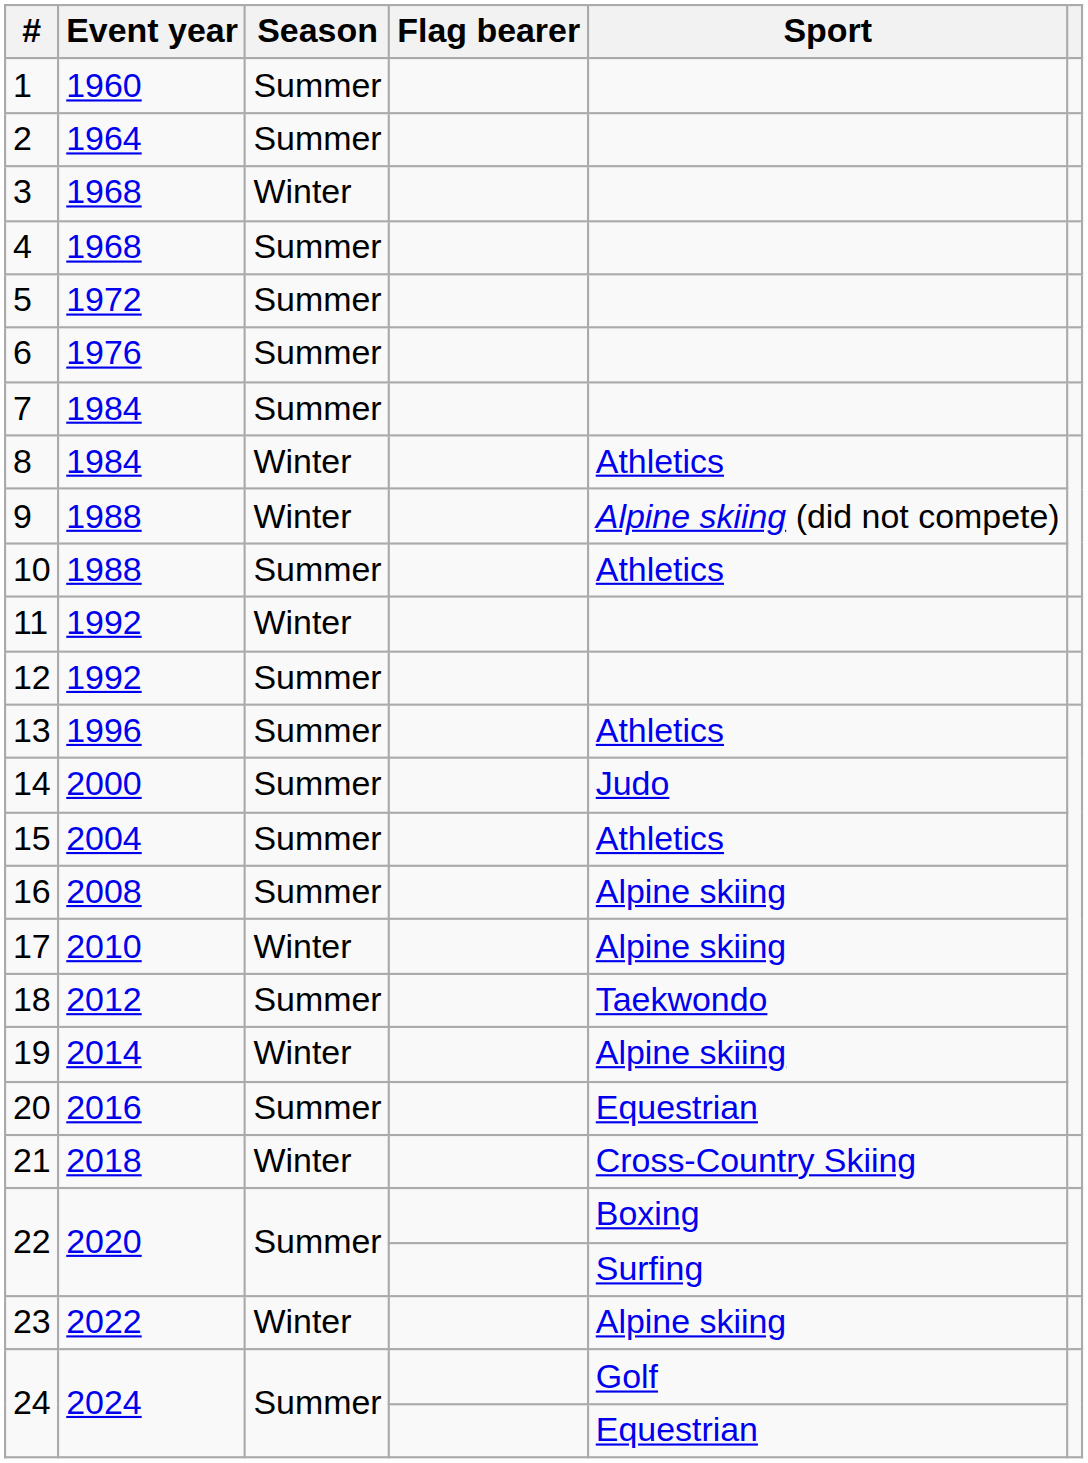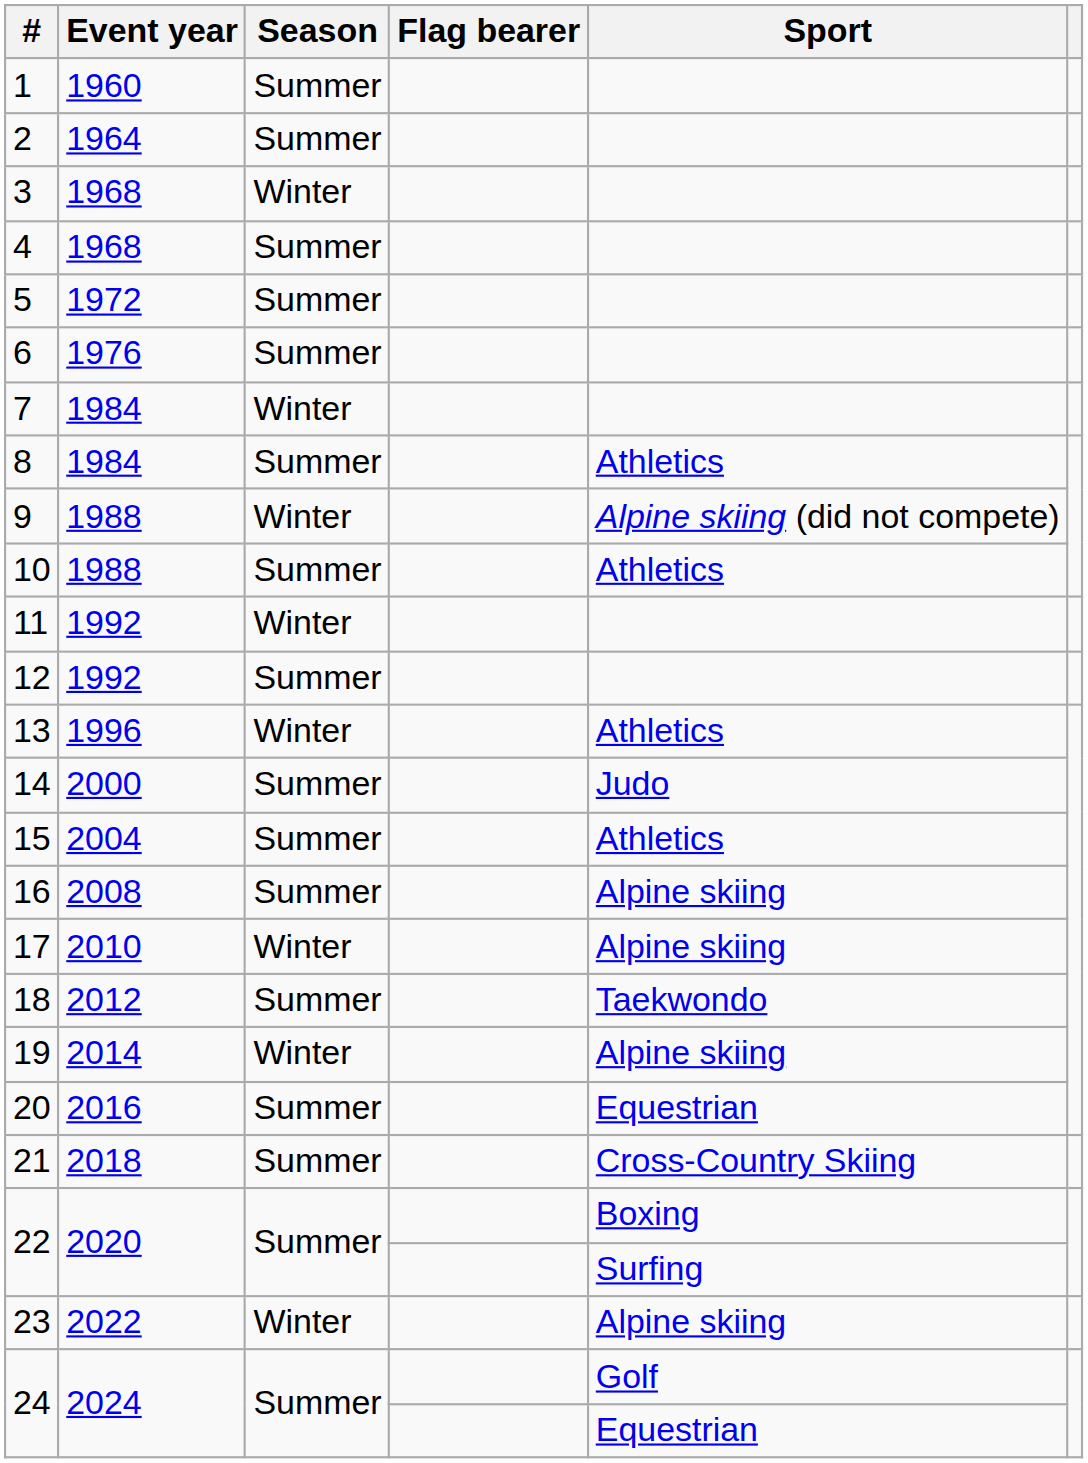(318, 407) Summer -> (302, 407) Winter
(302, 461) Winter -> (318, 461) Summer
(318, 730) Summer -> (302, 730) Winter
(302, 1161) Winter -> (318, 1161) Summer
